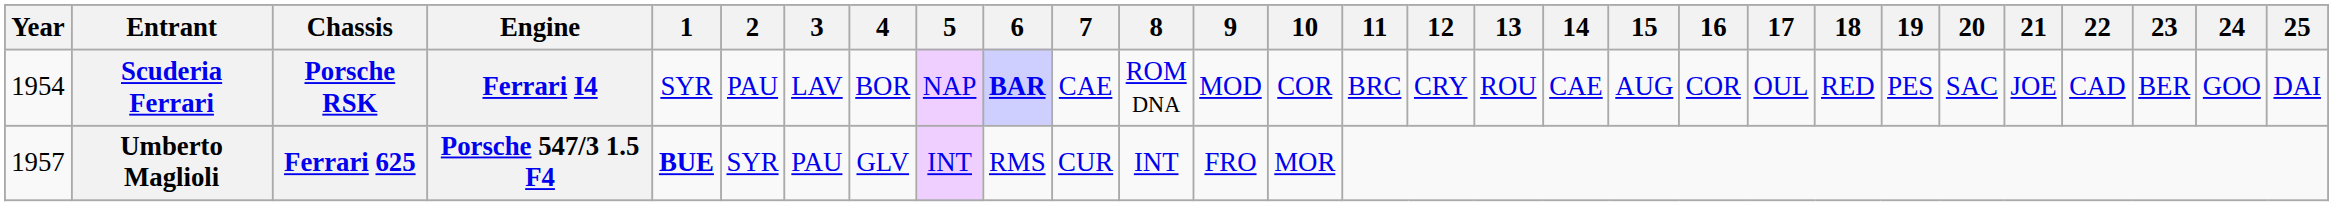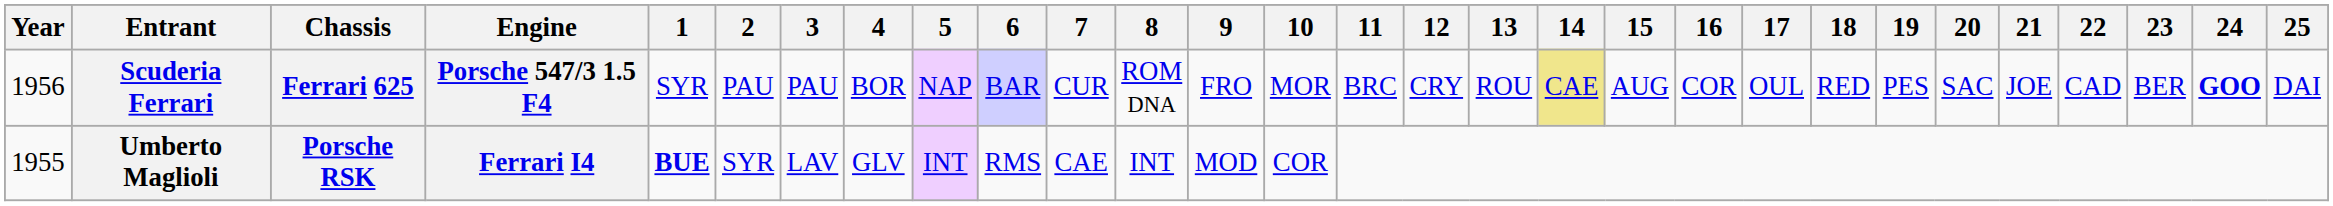(38, 86) 1954 -> (38, 86) 1956
(350, 86) Porsche RSK -> (348, 86) Ferrari 625
(540, 86) Ferrari I4 -> (537, 86) Porsche 547/3 1.5 F4
(817, 86) LAV -> (812, 86) PAU
(1017, 86) bold -> (1013, 86) normal
(1086, 86) CAE -> (1081, 86) CUR
(1230, 86) MOD -> (1226, 86) FRO
(1305, 86) COR -> (1300, 86) MOR
(1576, 86) no background -> (1572, 86) khaki background
(2232, 86) normal -> (2230, 86) bold
(38, 162) 1957 -> (38, 162) 1955
(350, 162) Ferrari 625 -> (348, 162) Porsche RSK
(540, 162) Porsche 547/3 1.5 F4 -> (537, 162) Ferrari I4
(817, 162) PAU -> (812, 162) LAV
(1086, 162) CUR -> (1081, 162) CAE
(1230, 162) FRO -> (1226, 162) MOD
(1305, 162) MOR -> (1300, 162) COR
